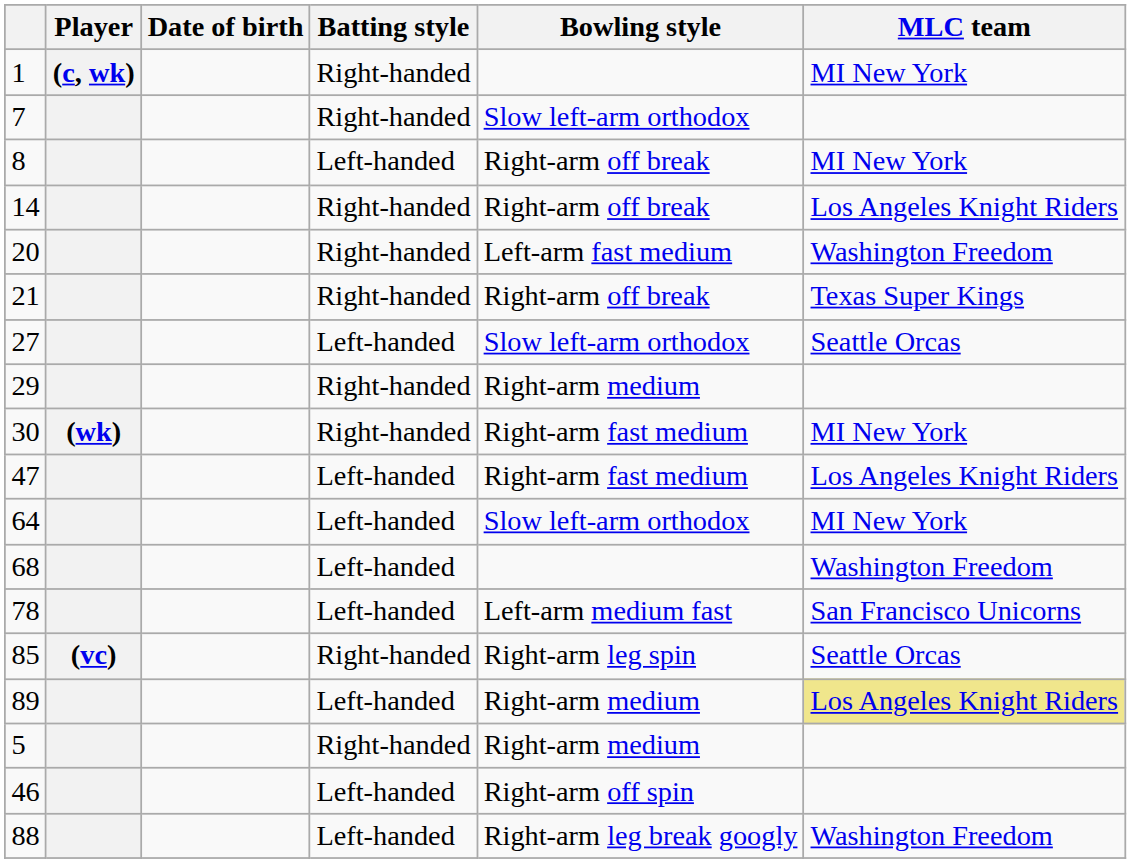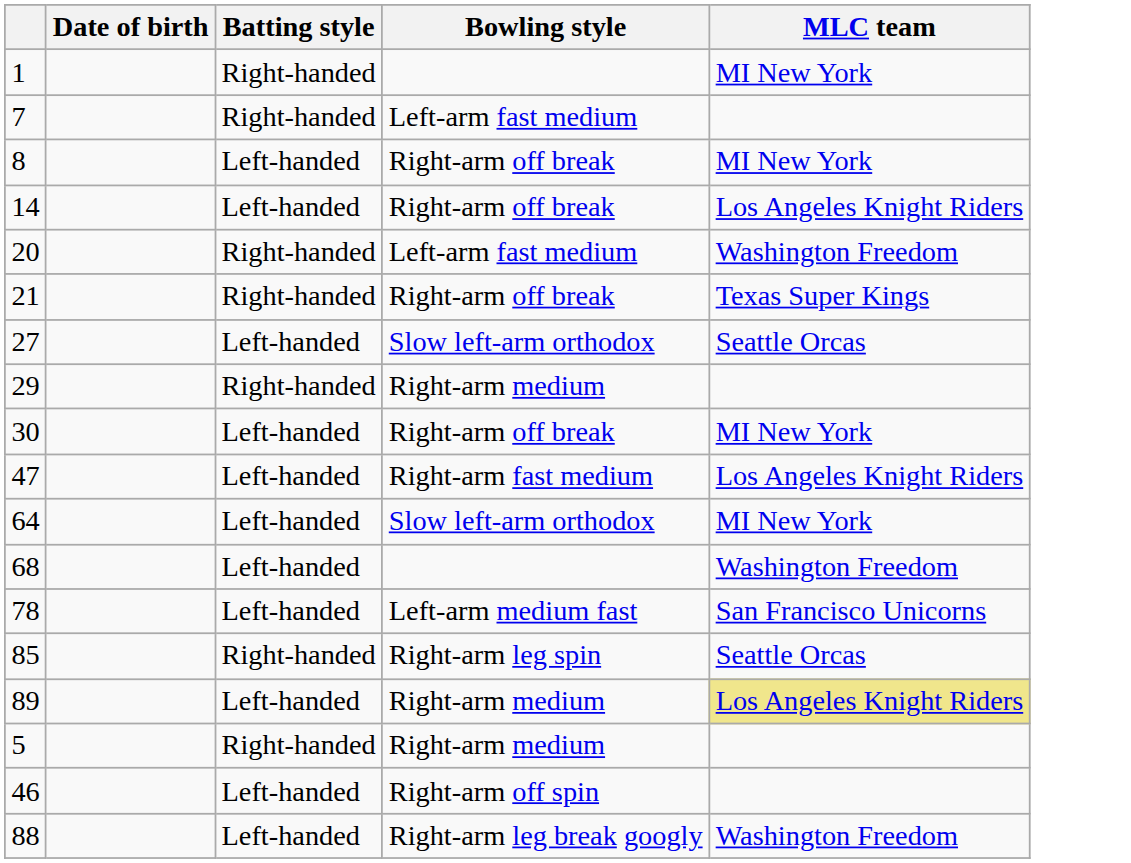- column: (94, 26)
(617, 116) Slow left-arm orthodox -> (513, 116) Left-arm fast medium
(394, 206) Right-handed -> (291, 206) Left-handed
(394, 431) Right-handed -> (291, 431) Left-handed
(616, 431) Right-arm fast medium -> (502, 431) Right-arm off break
